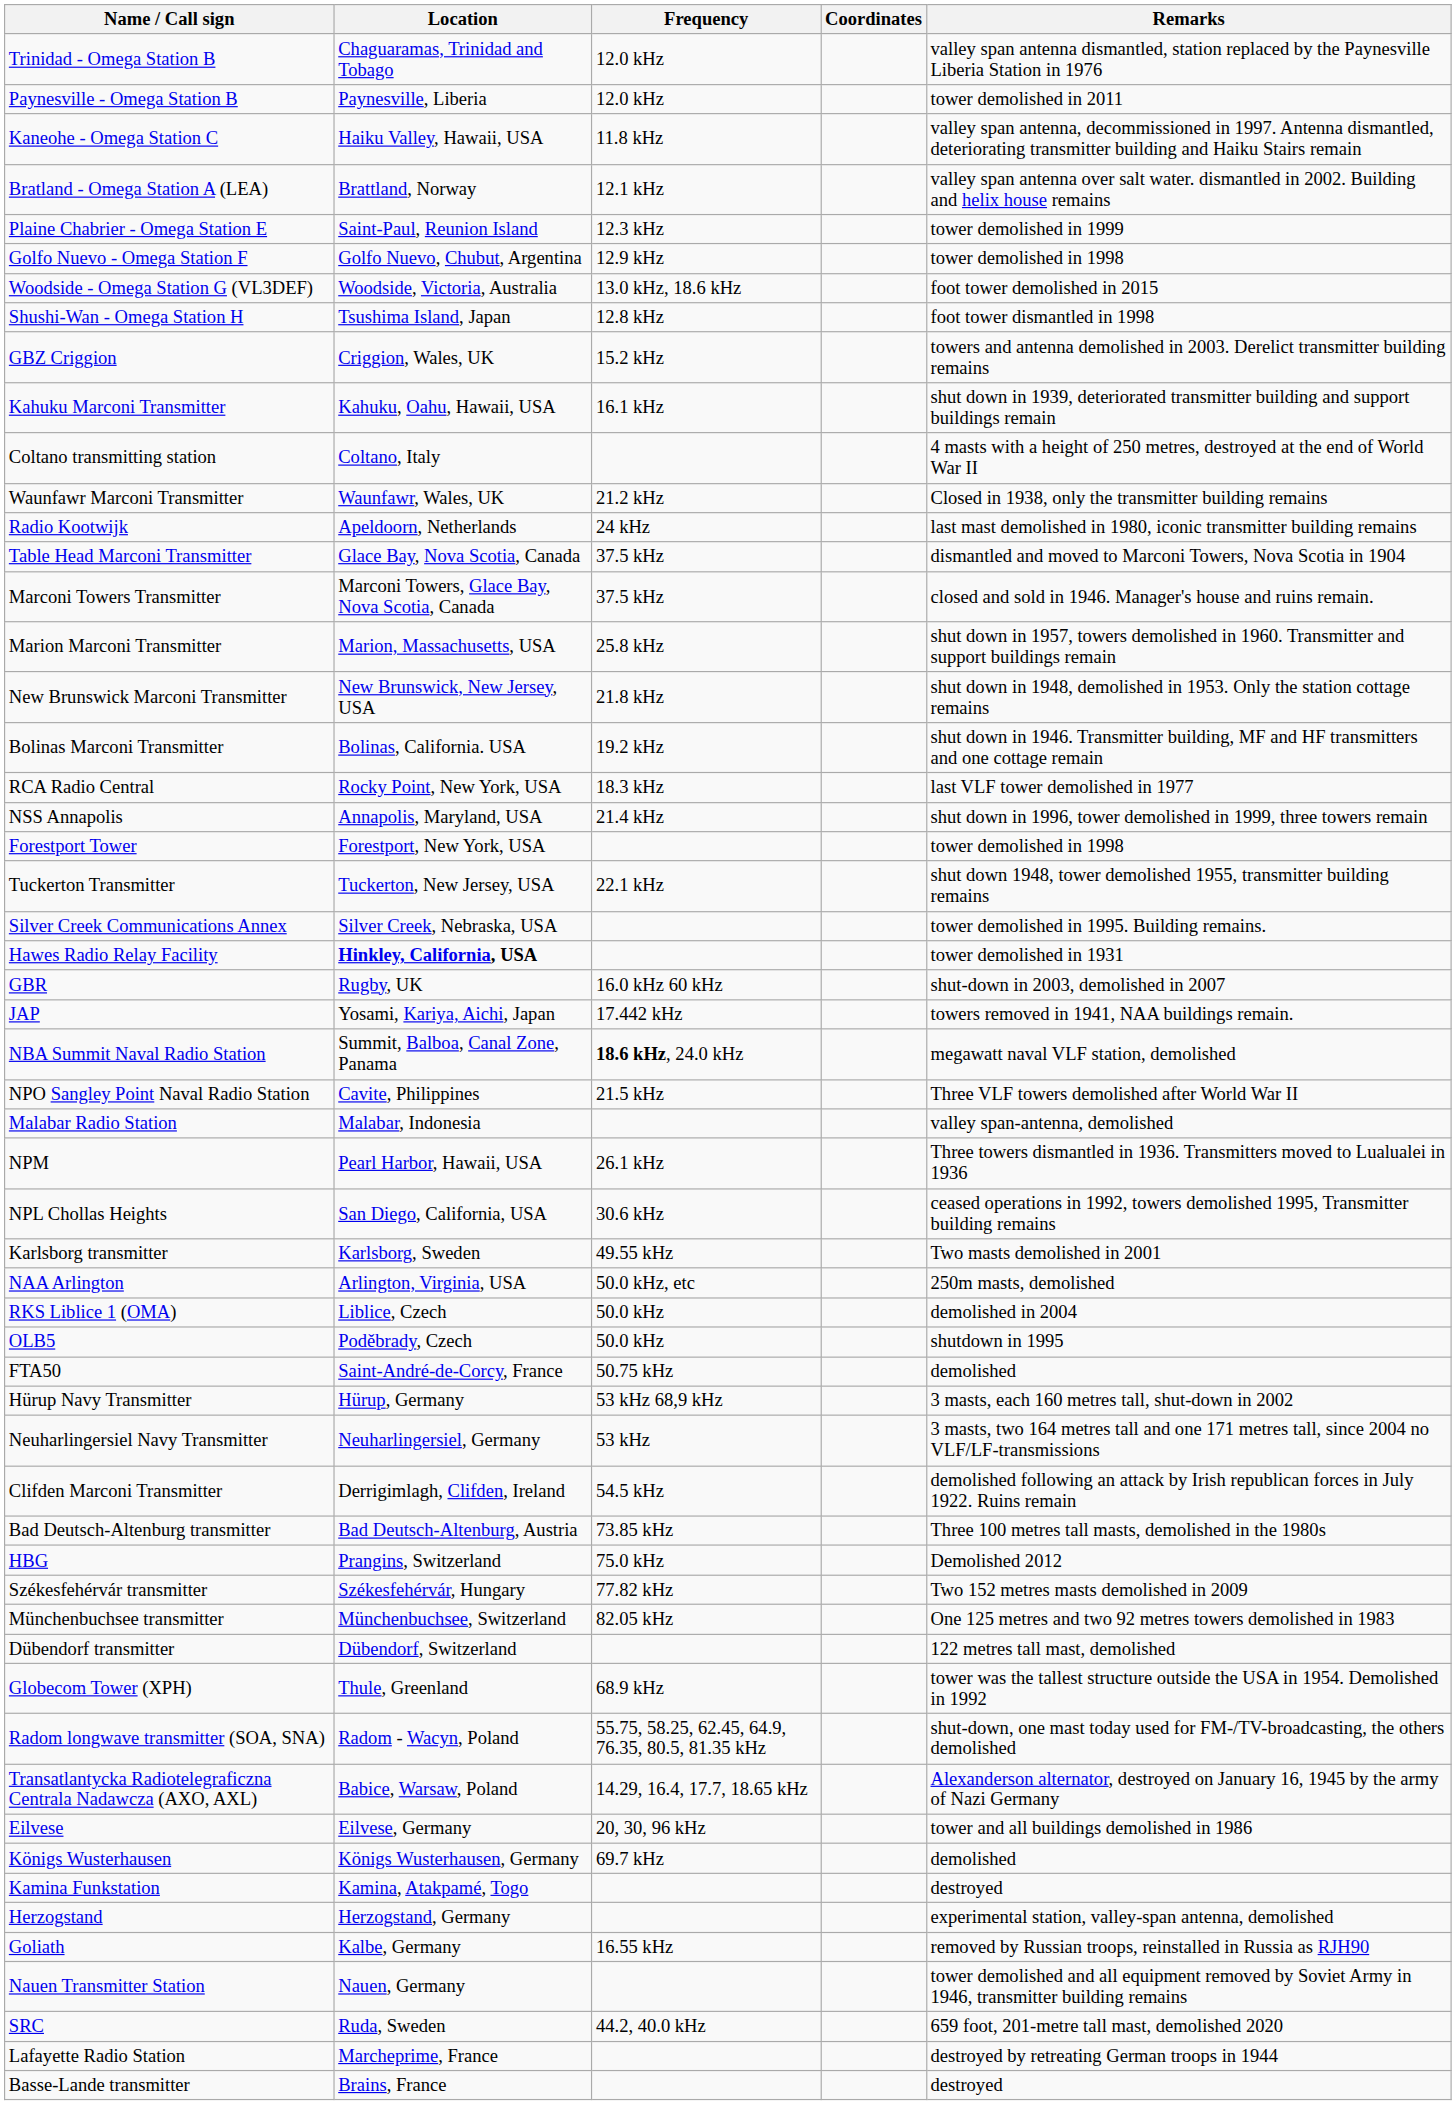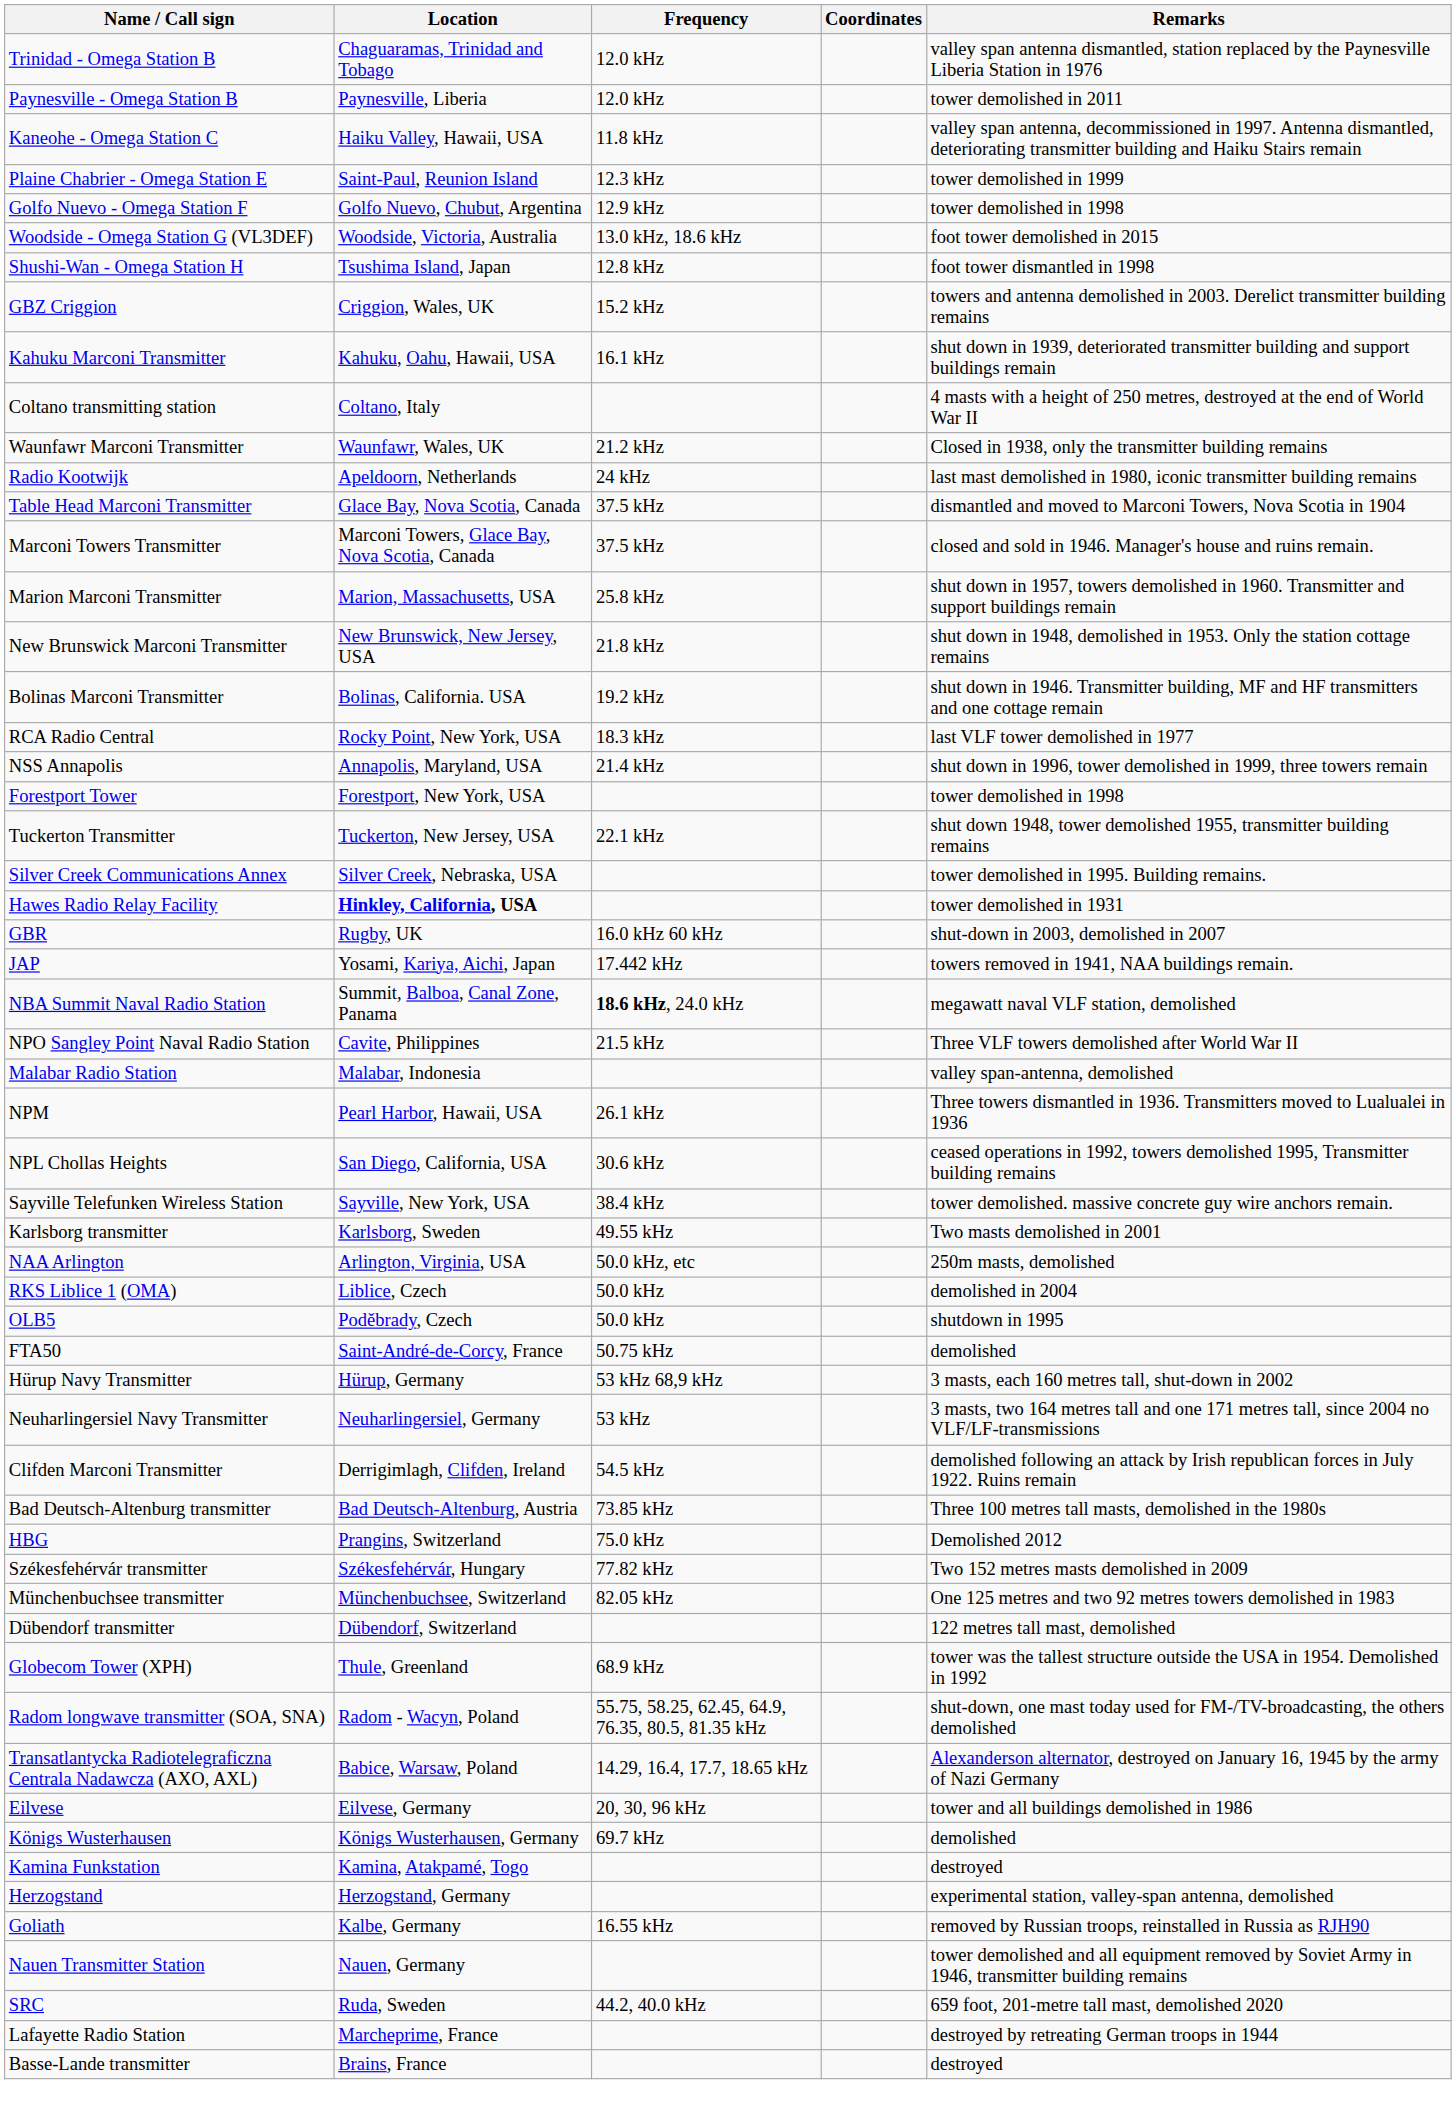- row: (138, 189)
+ row: (146, 1203)
